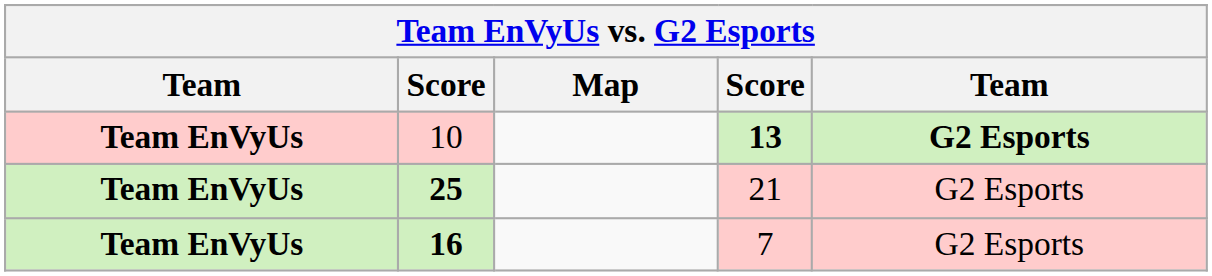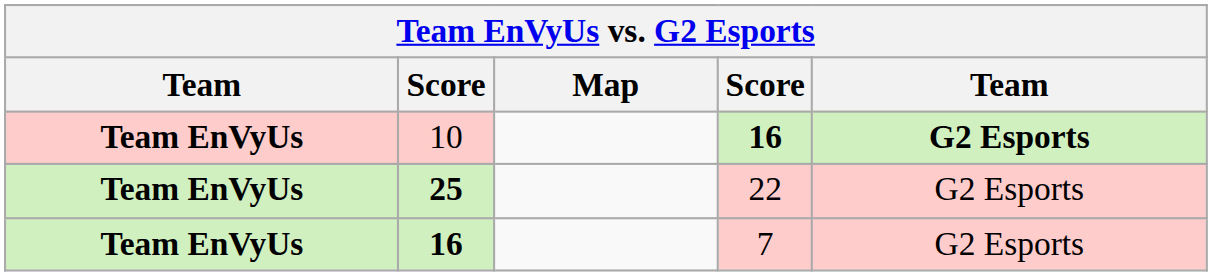(765, 137) 13 -> (765, 137) 16
(765, 190) 21 -> (765, 190) 22
